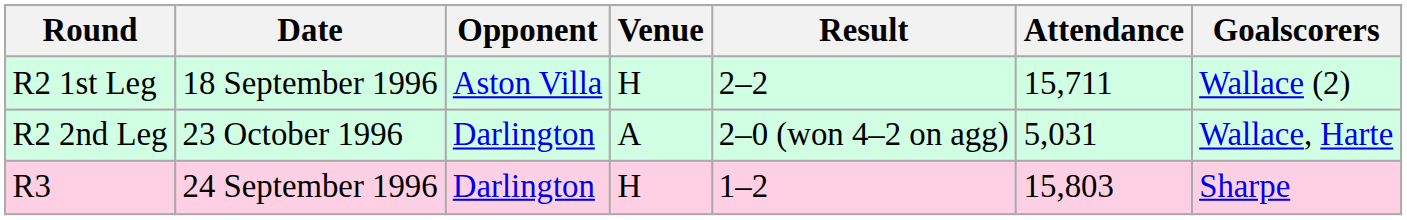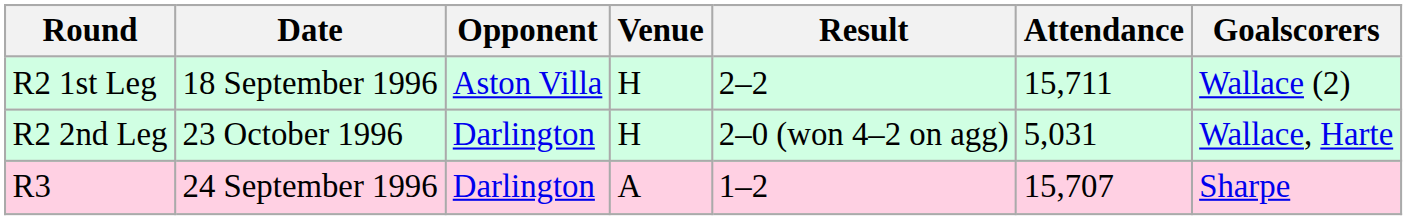(629, 134) A -> (629, 134) H
(629, 186) H -> (629, 186) A
(1069, 186) 15,803 -> (1069, 186) 15,707
